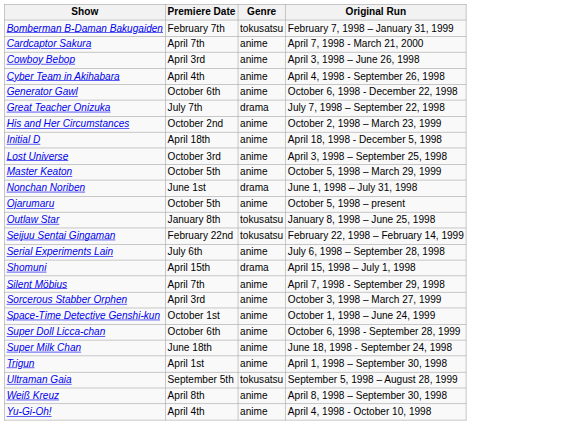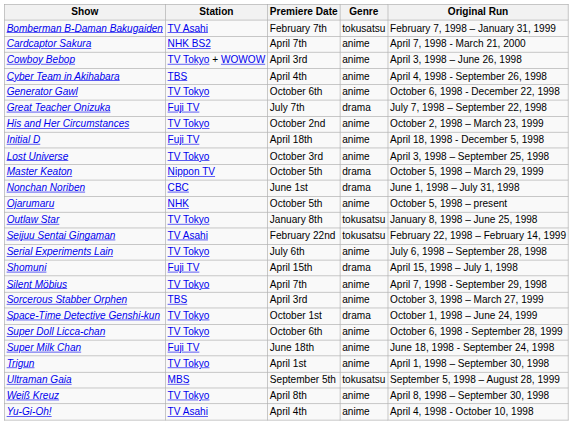+ column: (216, 12)
(254, 172) anime -> (357, 172) drama
(254, 316) anime -> (357, 316) drama
